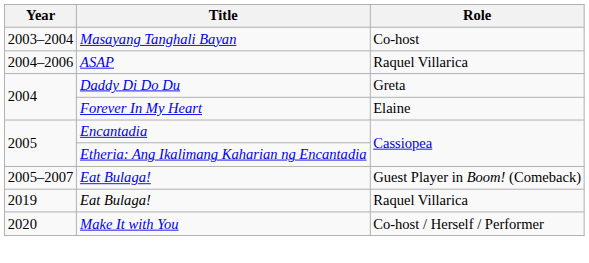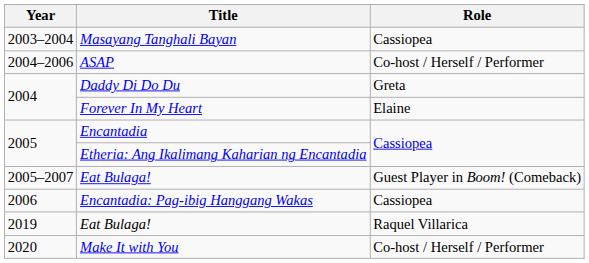(396, 39) Co-host -> (403, 39) Cassiopea
(421, 62) Raquel Villarica -> (459, 62) Co-host / Herself / Performer
+ row: (22, 200)
